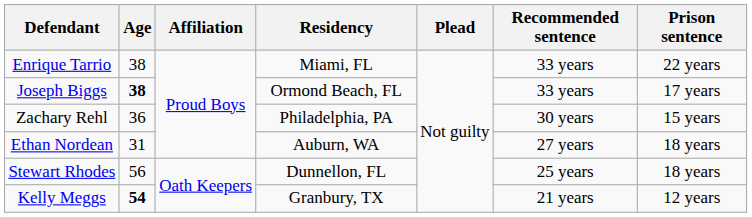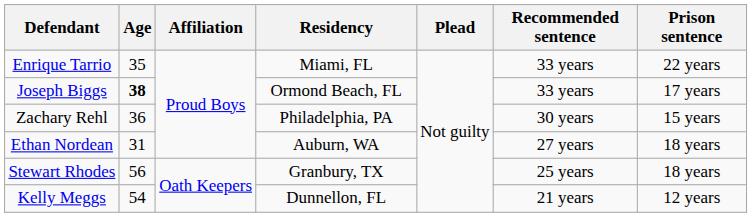(137, 63) 38 -> (137, 63) 35
(336, 171) Dunnellon, FL -> (336, 171) Granbury, TX
(137, 198) bold -> (137, 198) normal
(336, 198) Granbury, TX -> (336, 198) Dunnellon, FL
